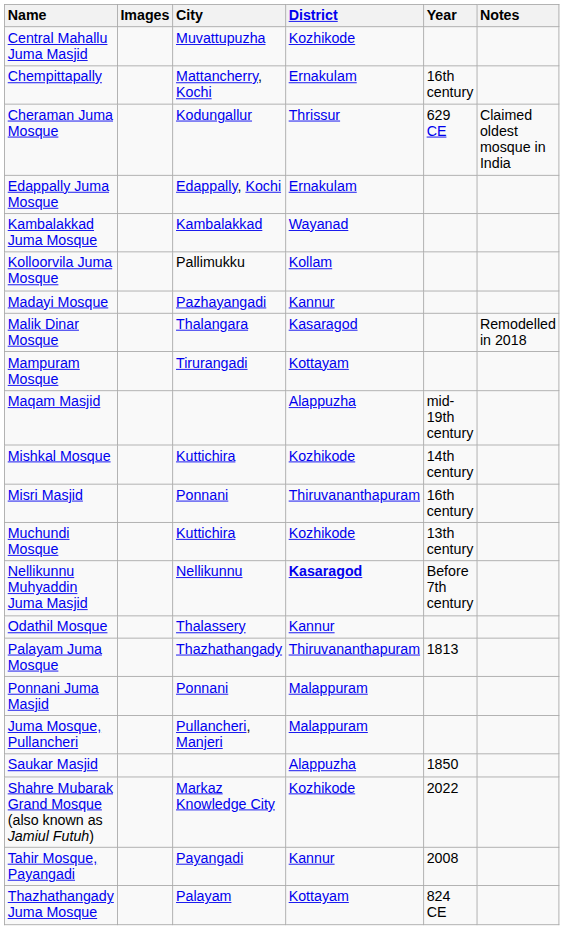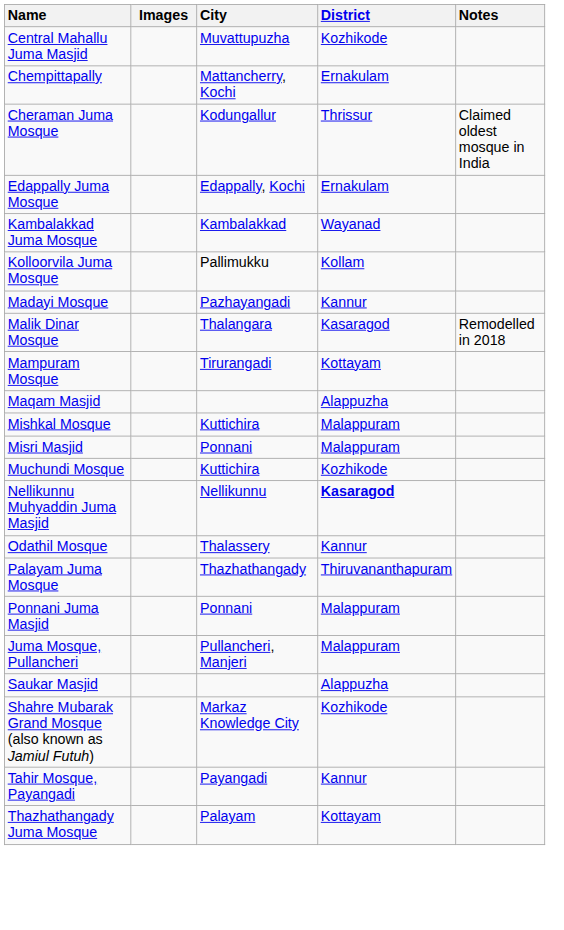- column: (442, 15)
(322, 456) Kozhikode -> (360, 424) Malappuram
(354, 495) Thiruvananthapuram -> (360, 446) Malappuram
